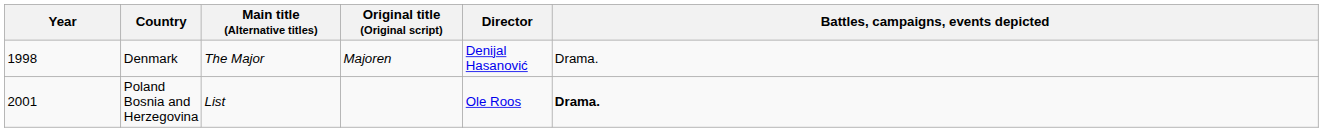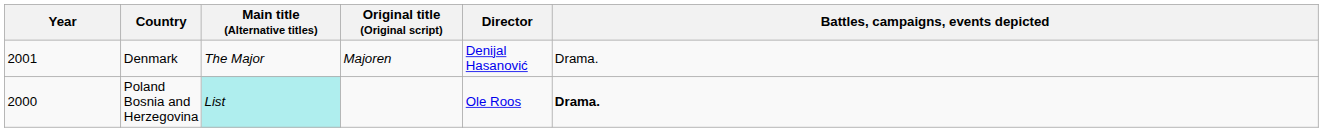(22, 58) 1998 -> (22, 58) 2001
(22, 101) 2001 -> (22, 101) 2000
(215, 101) no background -> (215, 101) paleturquoise background
